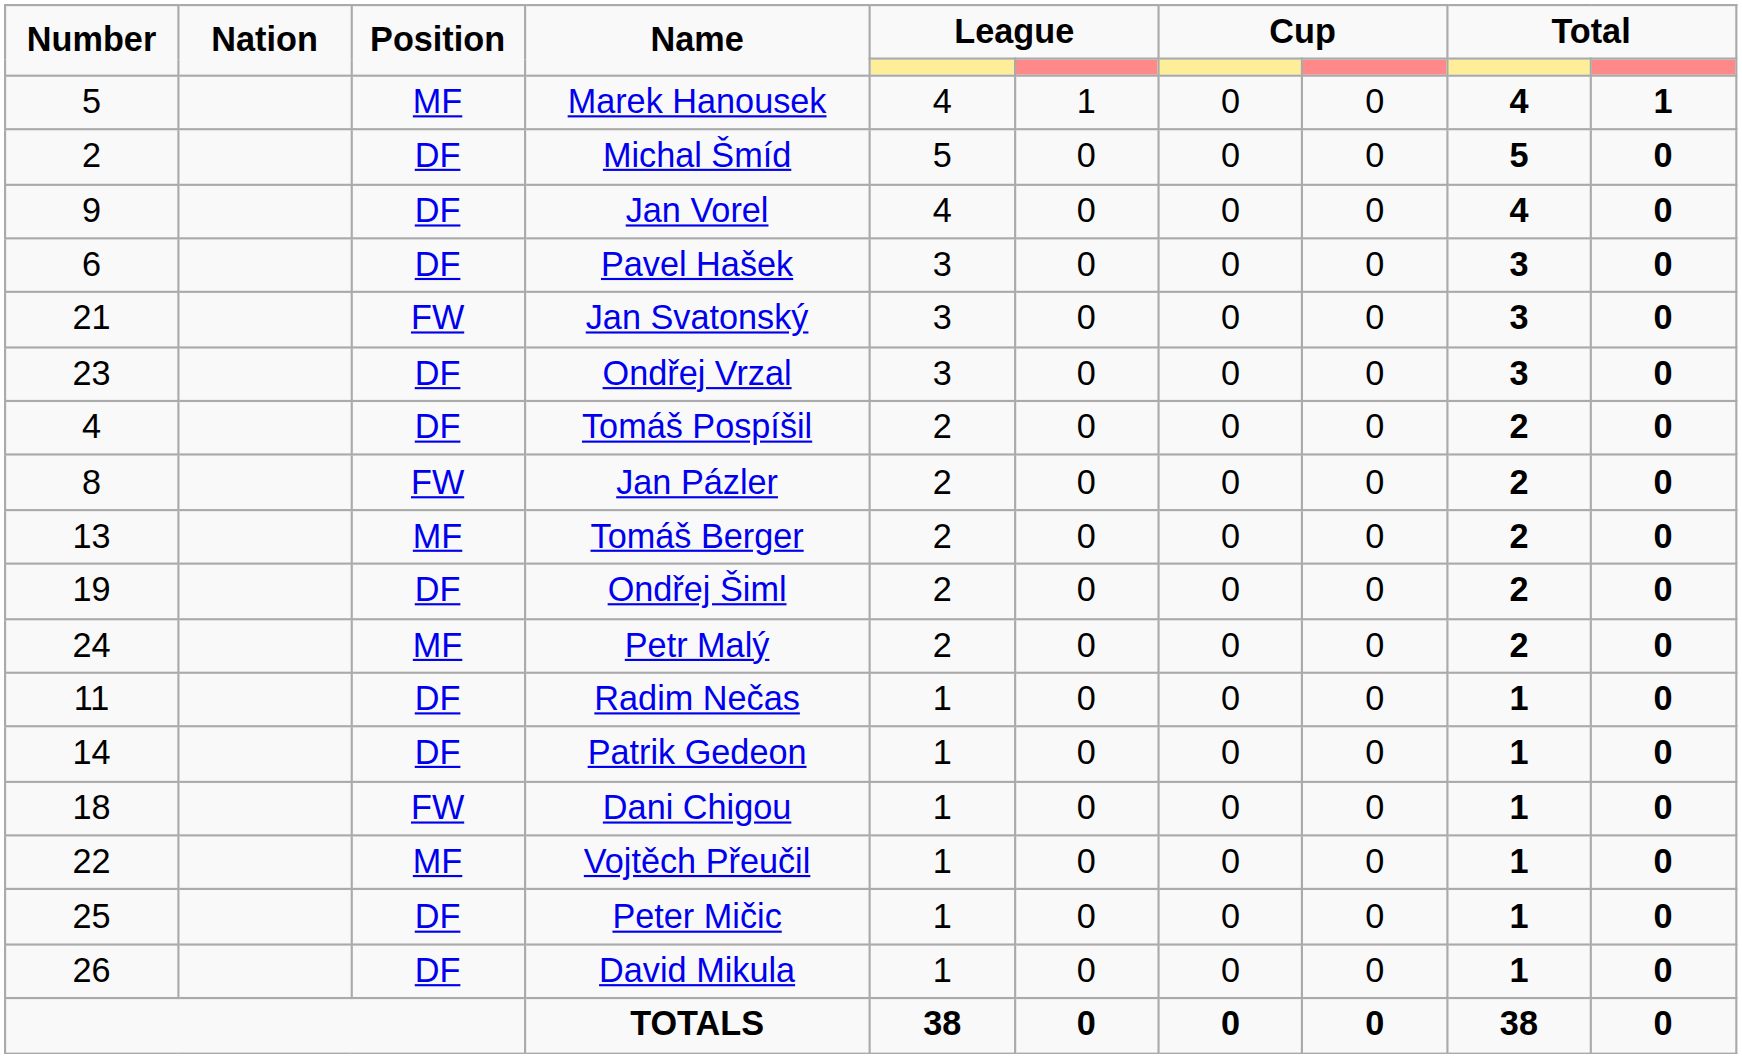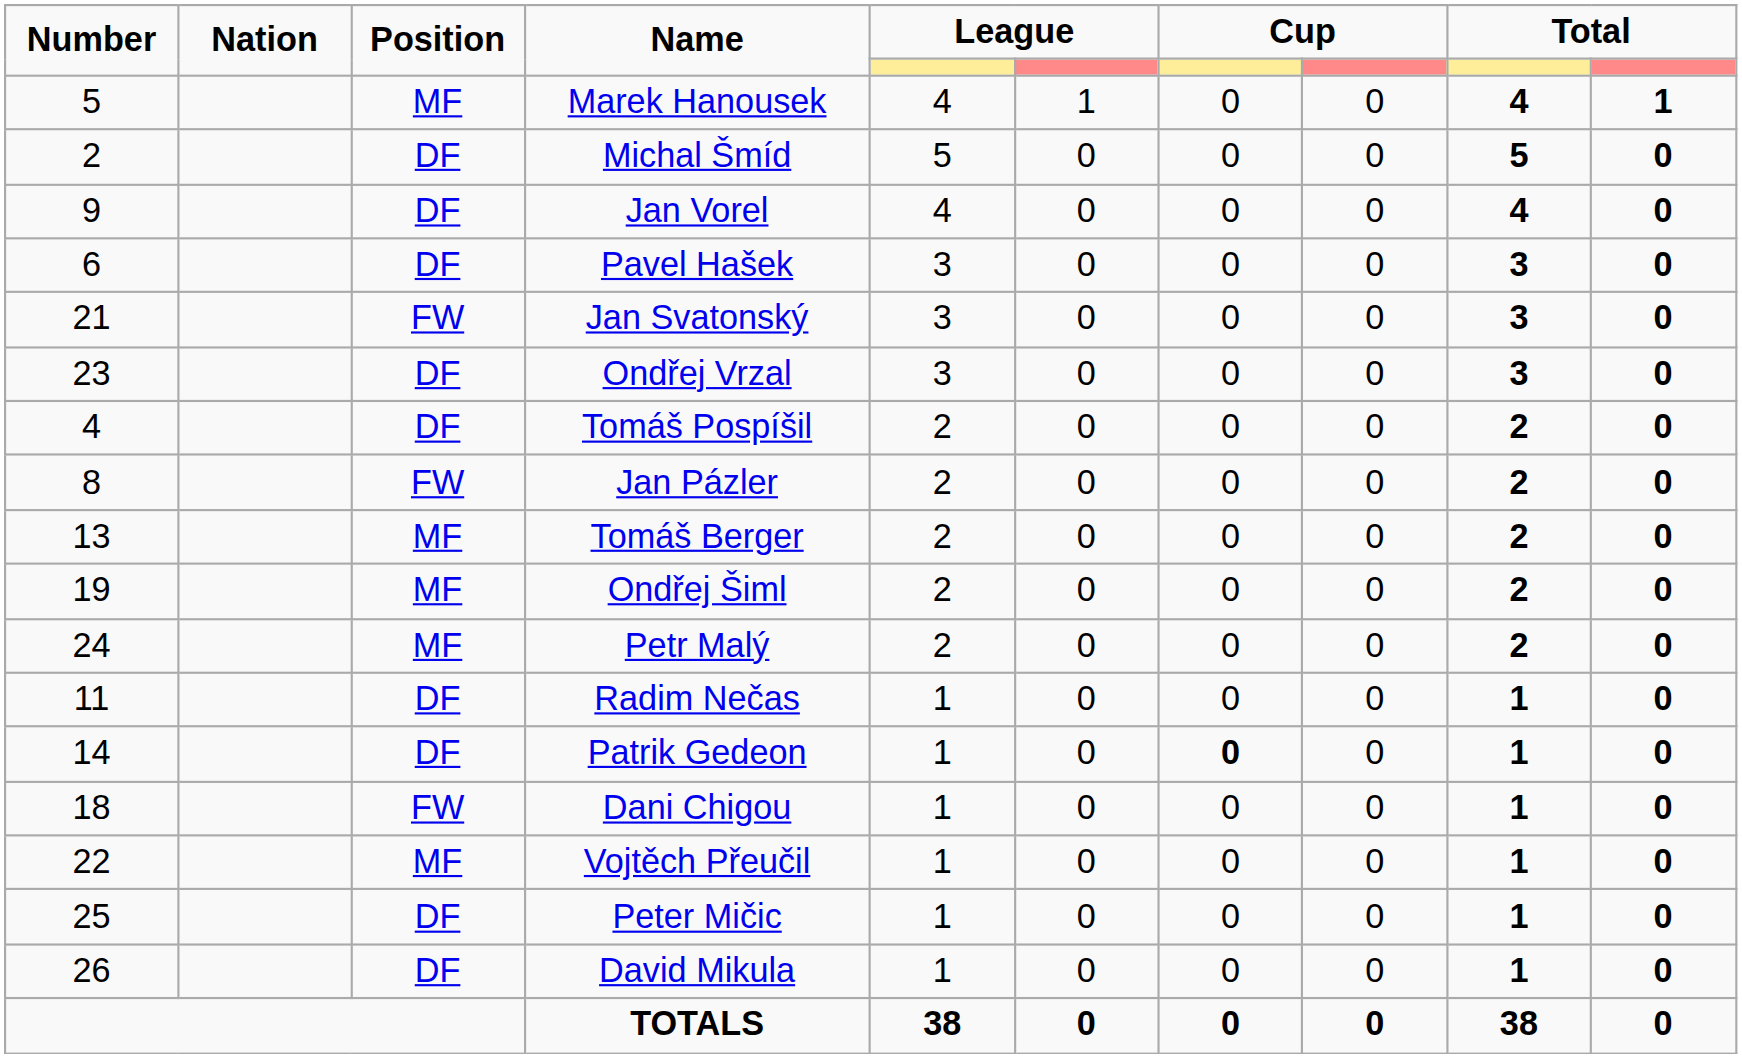(438, 590) DF -> (438, 590) MF
(1231, 753) normal -> (1231, 753) bold
